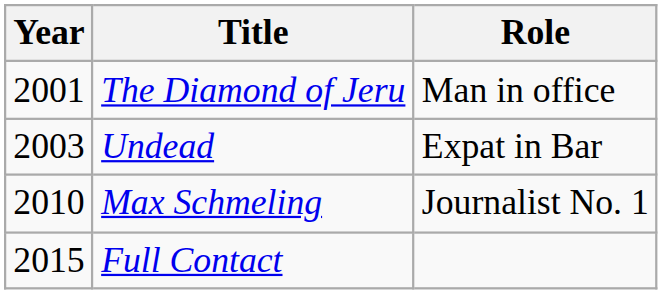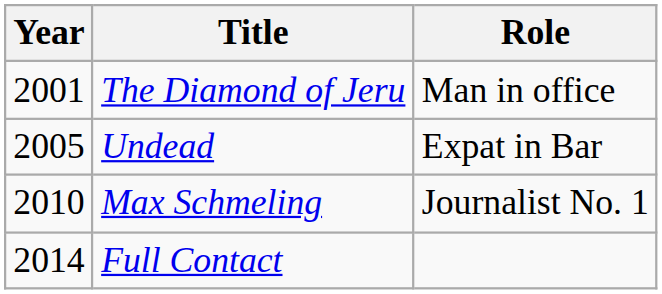(49, 145) 2003 -> (49, 145) 2005
(49, 259) 2015 -> (49, 259) 2014
